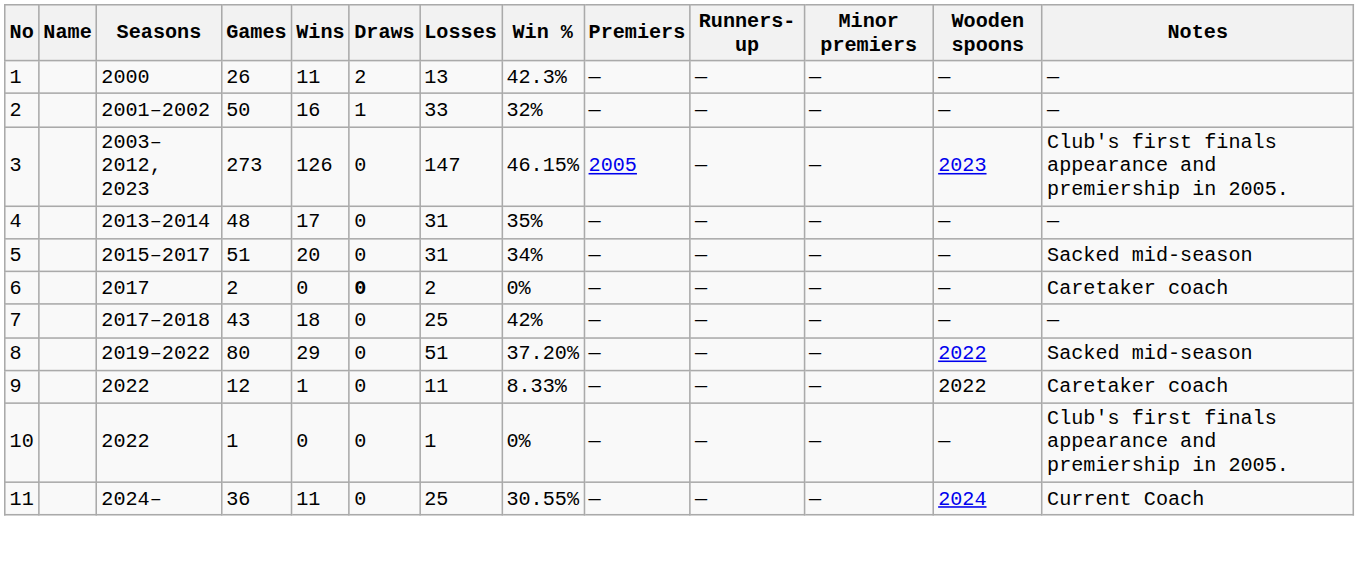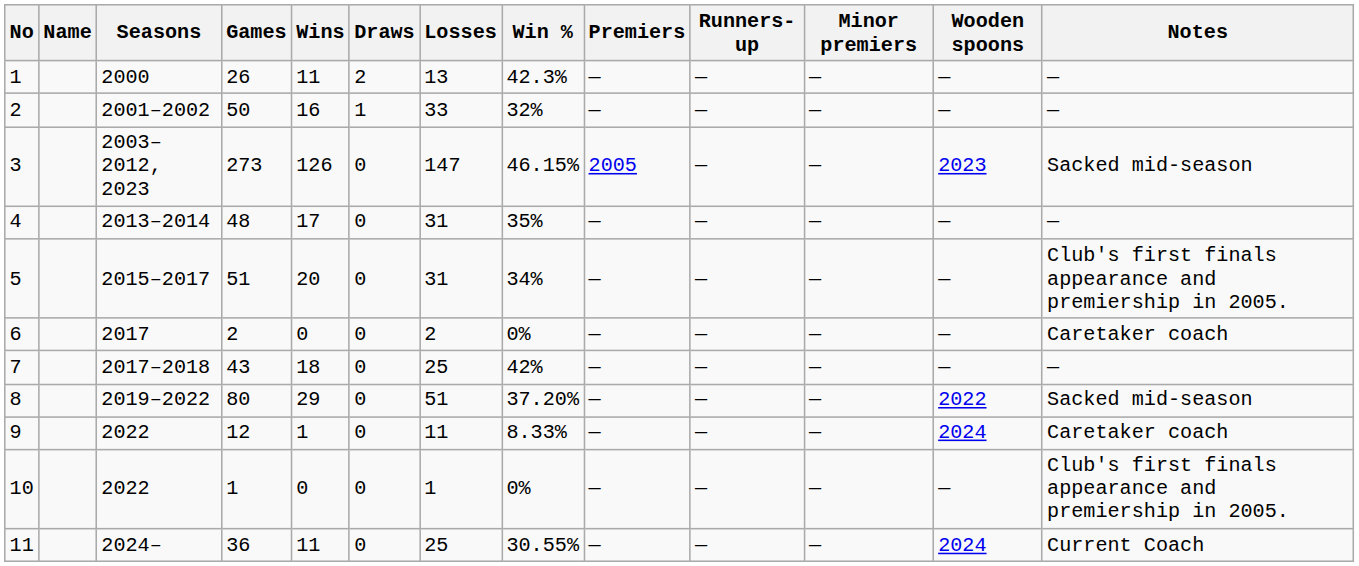(1168, 166) Club's first finals appearance and premiership in 2005. -> (1150, 166) Sacked mid-season
(1150, 255) Sacked mid-season -> (1168, 278) Club's first finals appearance and premiership in 2005.
(360, 288) bold -> (360, 334) normal
(962, 387) 2022 -> (962, 433) 2024
